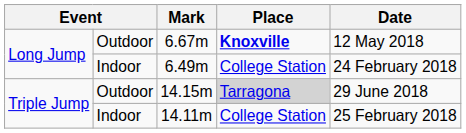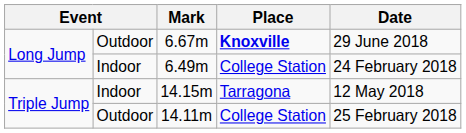(378, 42) 12 May 2018 -> (381, 42) 29 June 2018
(125, 91) Outdoor -> (119, 91) Indoor
(255, 91) lightgrey background -> (255, 91) no background
(381, 91) 29 June 2018 -> (378, 91) 12 May 2018
(119, 116) Indoor -> (125, 116) Outdoor
